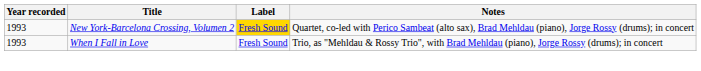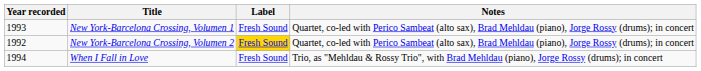+ row: (152, 27)
(16, 27) 1993 -> (16, 43) 1992
(16, 43) 1993 -> (16, 58) 1994
